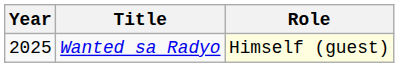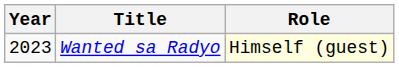(30, 48) 2025 -> (30, 48) 2023
